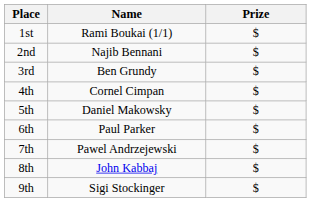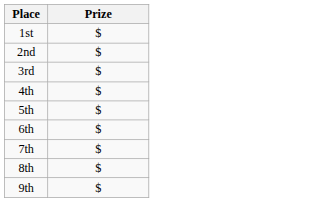- column: (127, 14)
